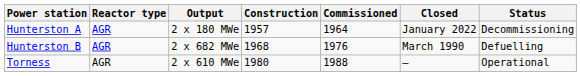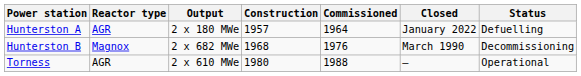(528, 30) Decommissioning -> (512, 30) Defuelling
(101, 46) AGR -> (111, 46) Magnox
(512, 46) Defuelling -> (528, 46) Decommissioning
